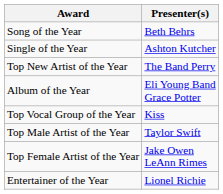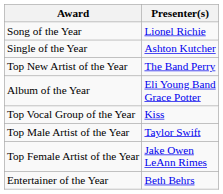(169, 31) Beth Behrs -> (175, 31) Lionel Richie
(175, 180) Lionel Richie -> (169, 180) Beth Behrs
